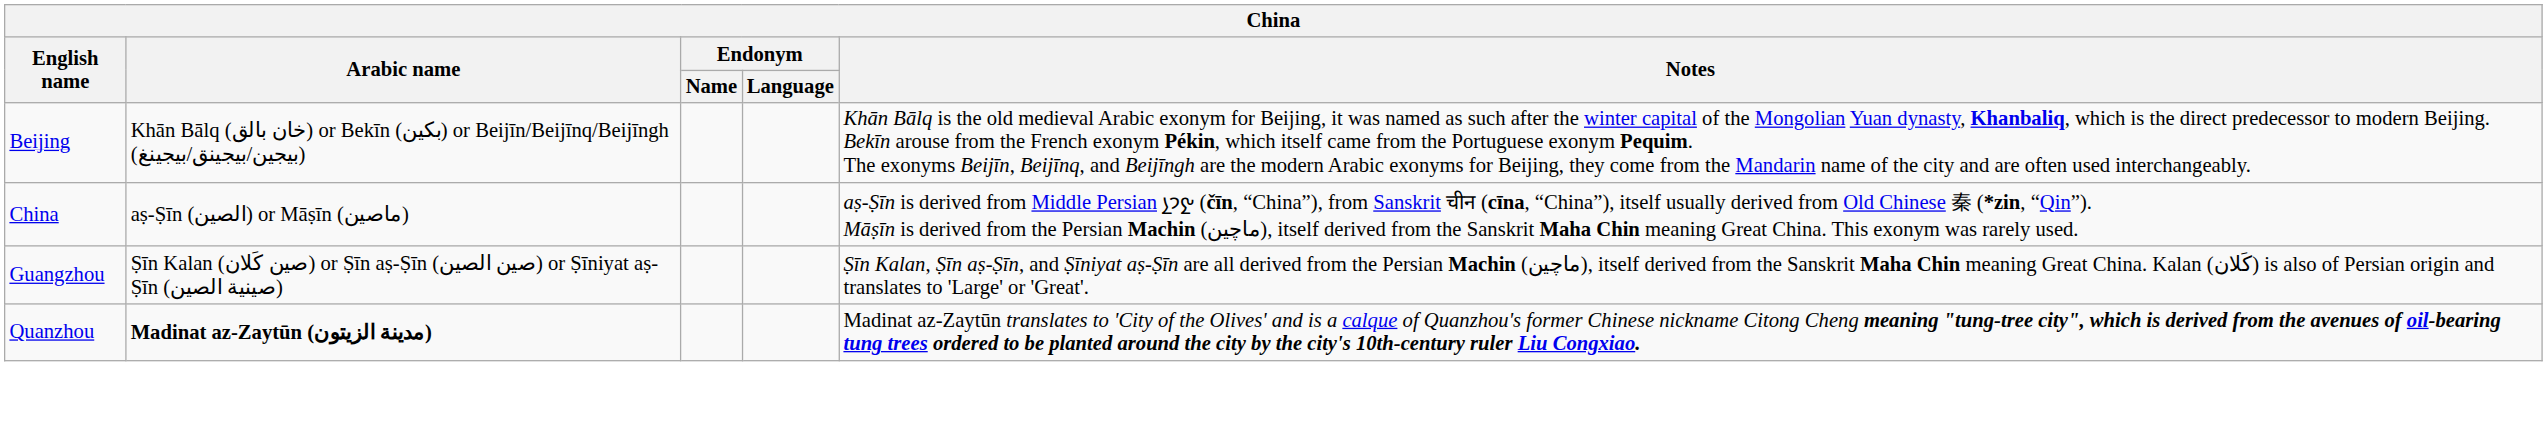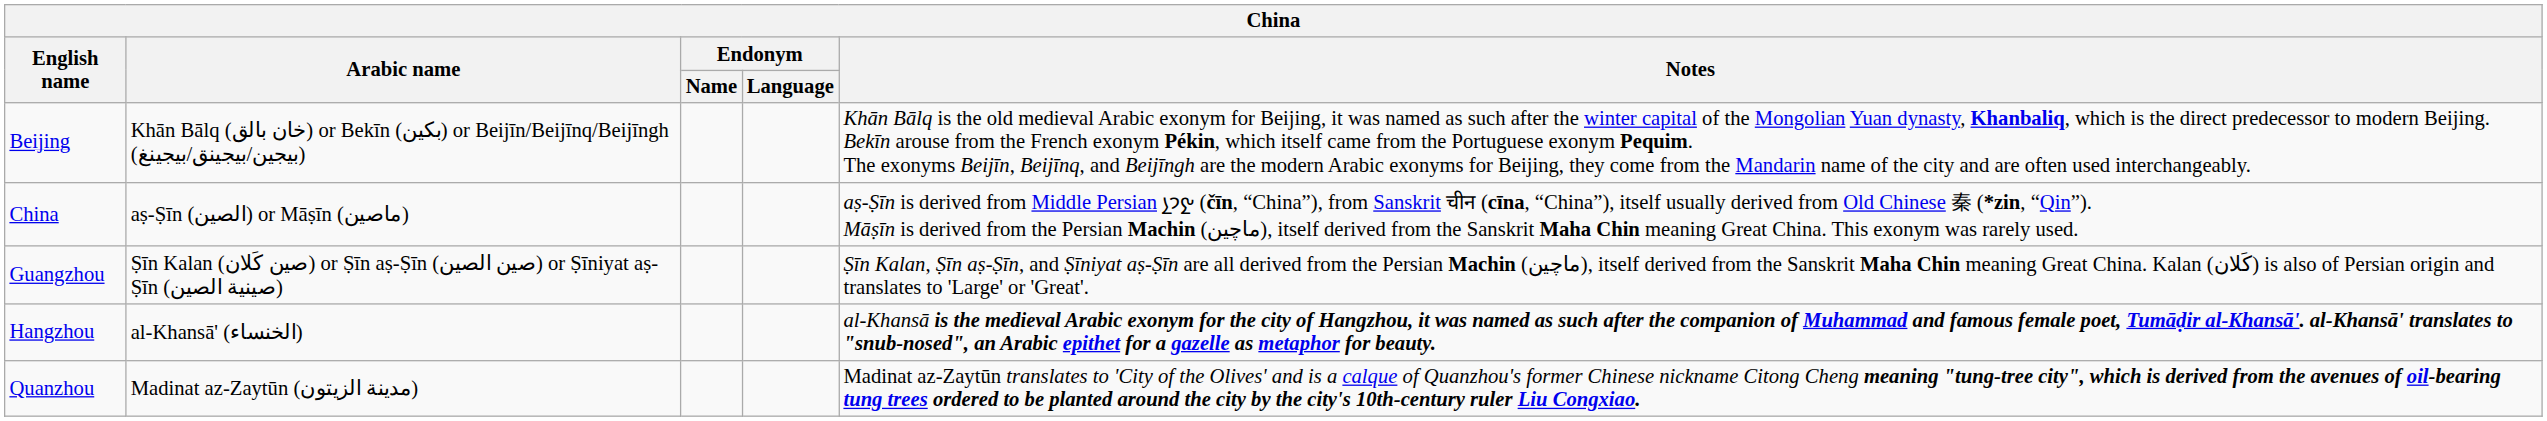+ row: (52, 332)
(281, 332) bold -> (274, 388) normal
